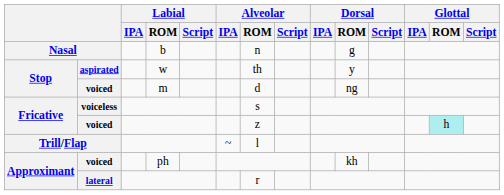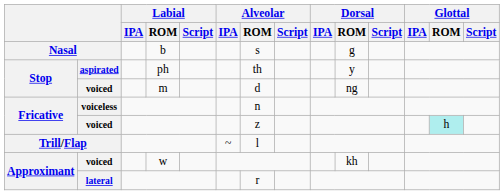(257, 50) n -> (257, 50) s
(163, 69) w -> (163, 69) ph
(257, 106) s -> (257, 106) n
(163, 161) ph -> (163, 161) w
